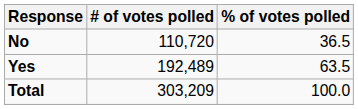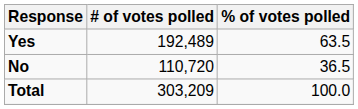rows swapped: (22, 66) <-> (19, 41)
